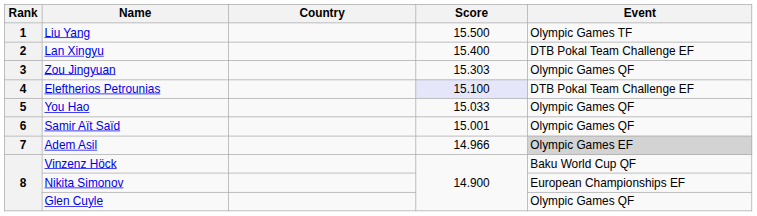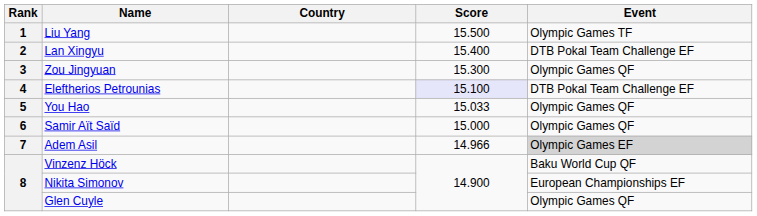(472, 70) 15.303 -> (472, 70) 15.300
(472, 126) 15.001 -> (472, 126) 15.000
